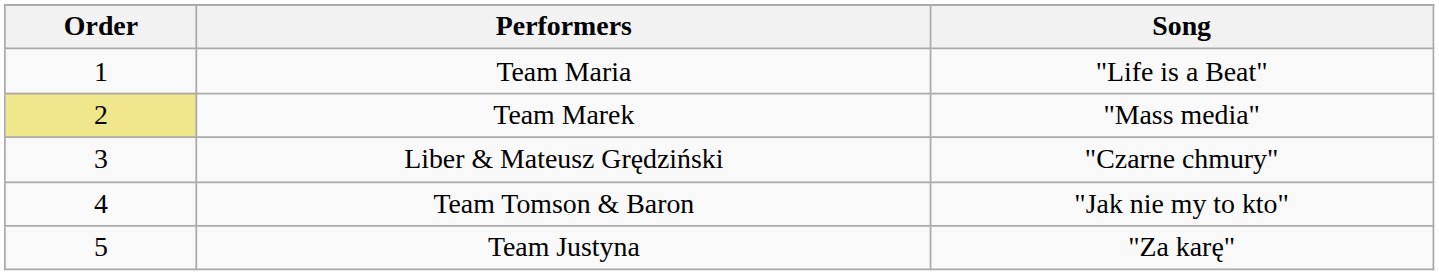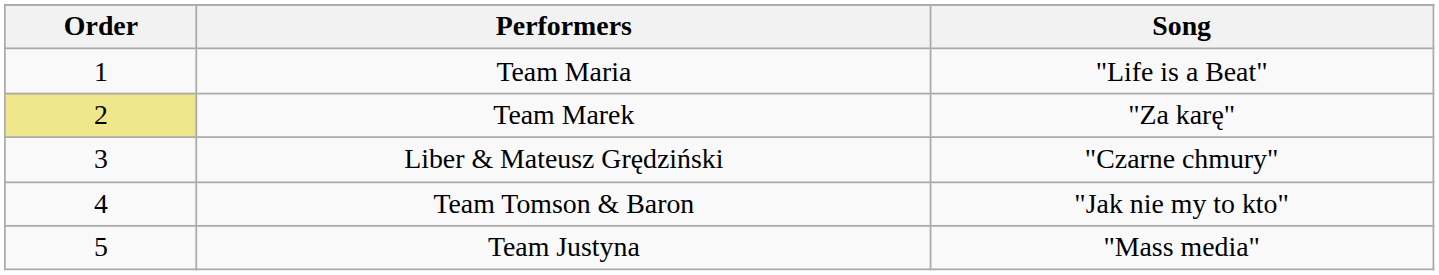(1182, 114) "Mass media" -> (1182, 114) "Za karę"
(1182, 247) "Za karę" -> (1182, 247) "Mass media"
